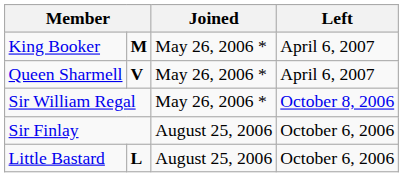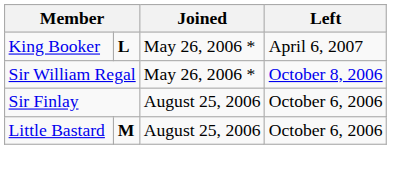(139, 46) M -> (124, 46) L
- row: (66, 74)
(136, 158) L -> (126, 130) M
